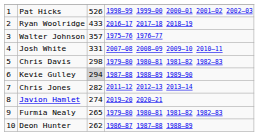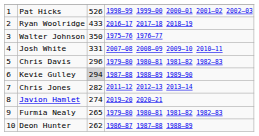(96, 36) 357 -> (96, 36) 350
(96, 62) 298 -> (96, 62) 296
